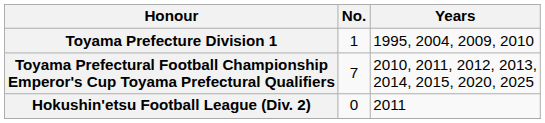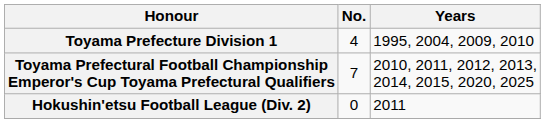(354, 40) 1 -> (354, 40) 4
